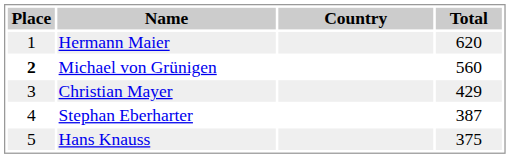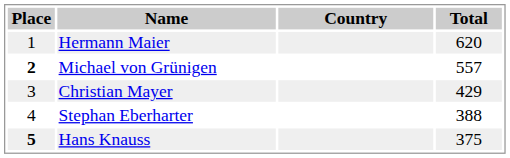(469, 67) 560 -> (469, 67) 557
(469, 115) 387 -> (469, 115) 388
(31, 139) normal -> (31, 139) bold
